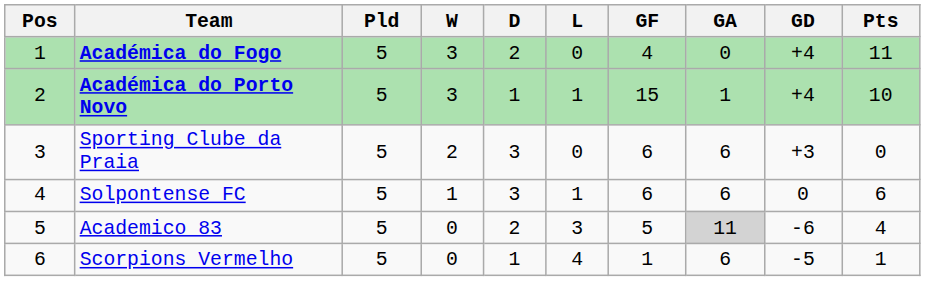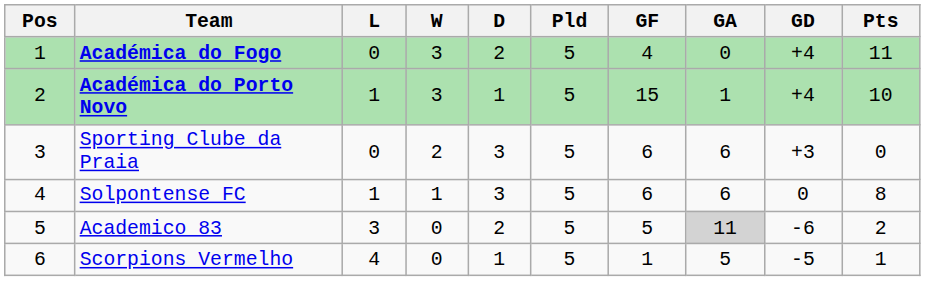columns swapped: (382, 21) <-> (577, 21)
(881, 195) 6 -> (881, 195) 8
(881, 227) 4 -> (881, 227) 2
(725, 260) 6 -> (725, 260) 5
